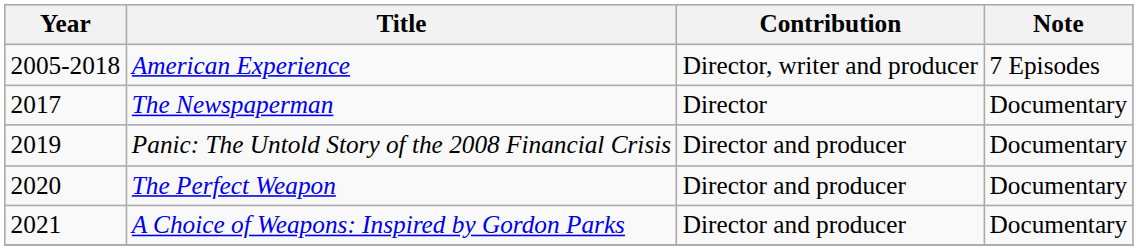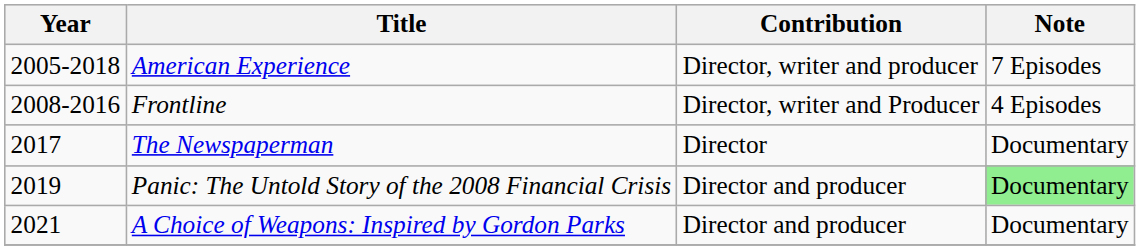+ row: (179, 104)
(1058, 144) no background -> (1060, 184) lightgreen background
- row: (234, 184)
